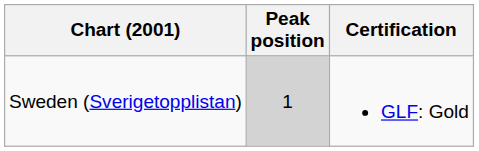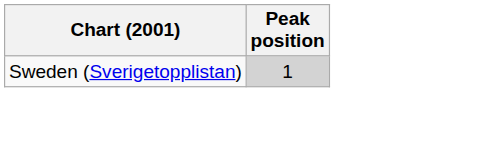- column: (401, 30)
